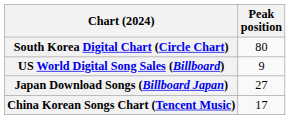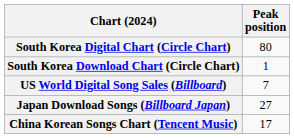+ row: (123, 66)
(261, 66) 9 -> (266, 85) 7
